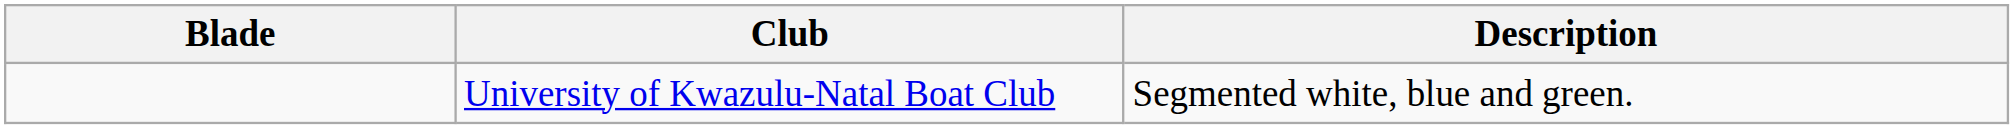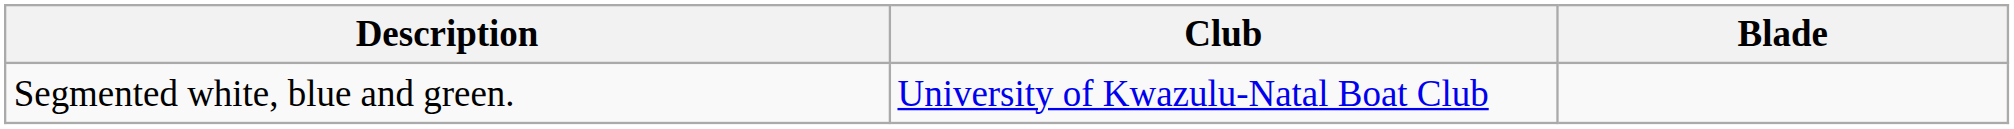columns swapped: (230, 33) <-> (1566, 33)
